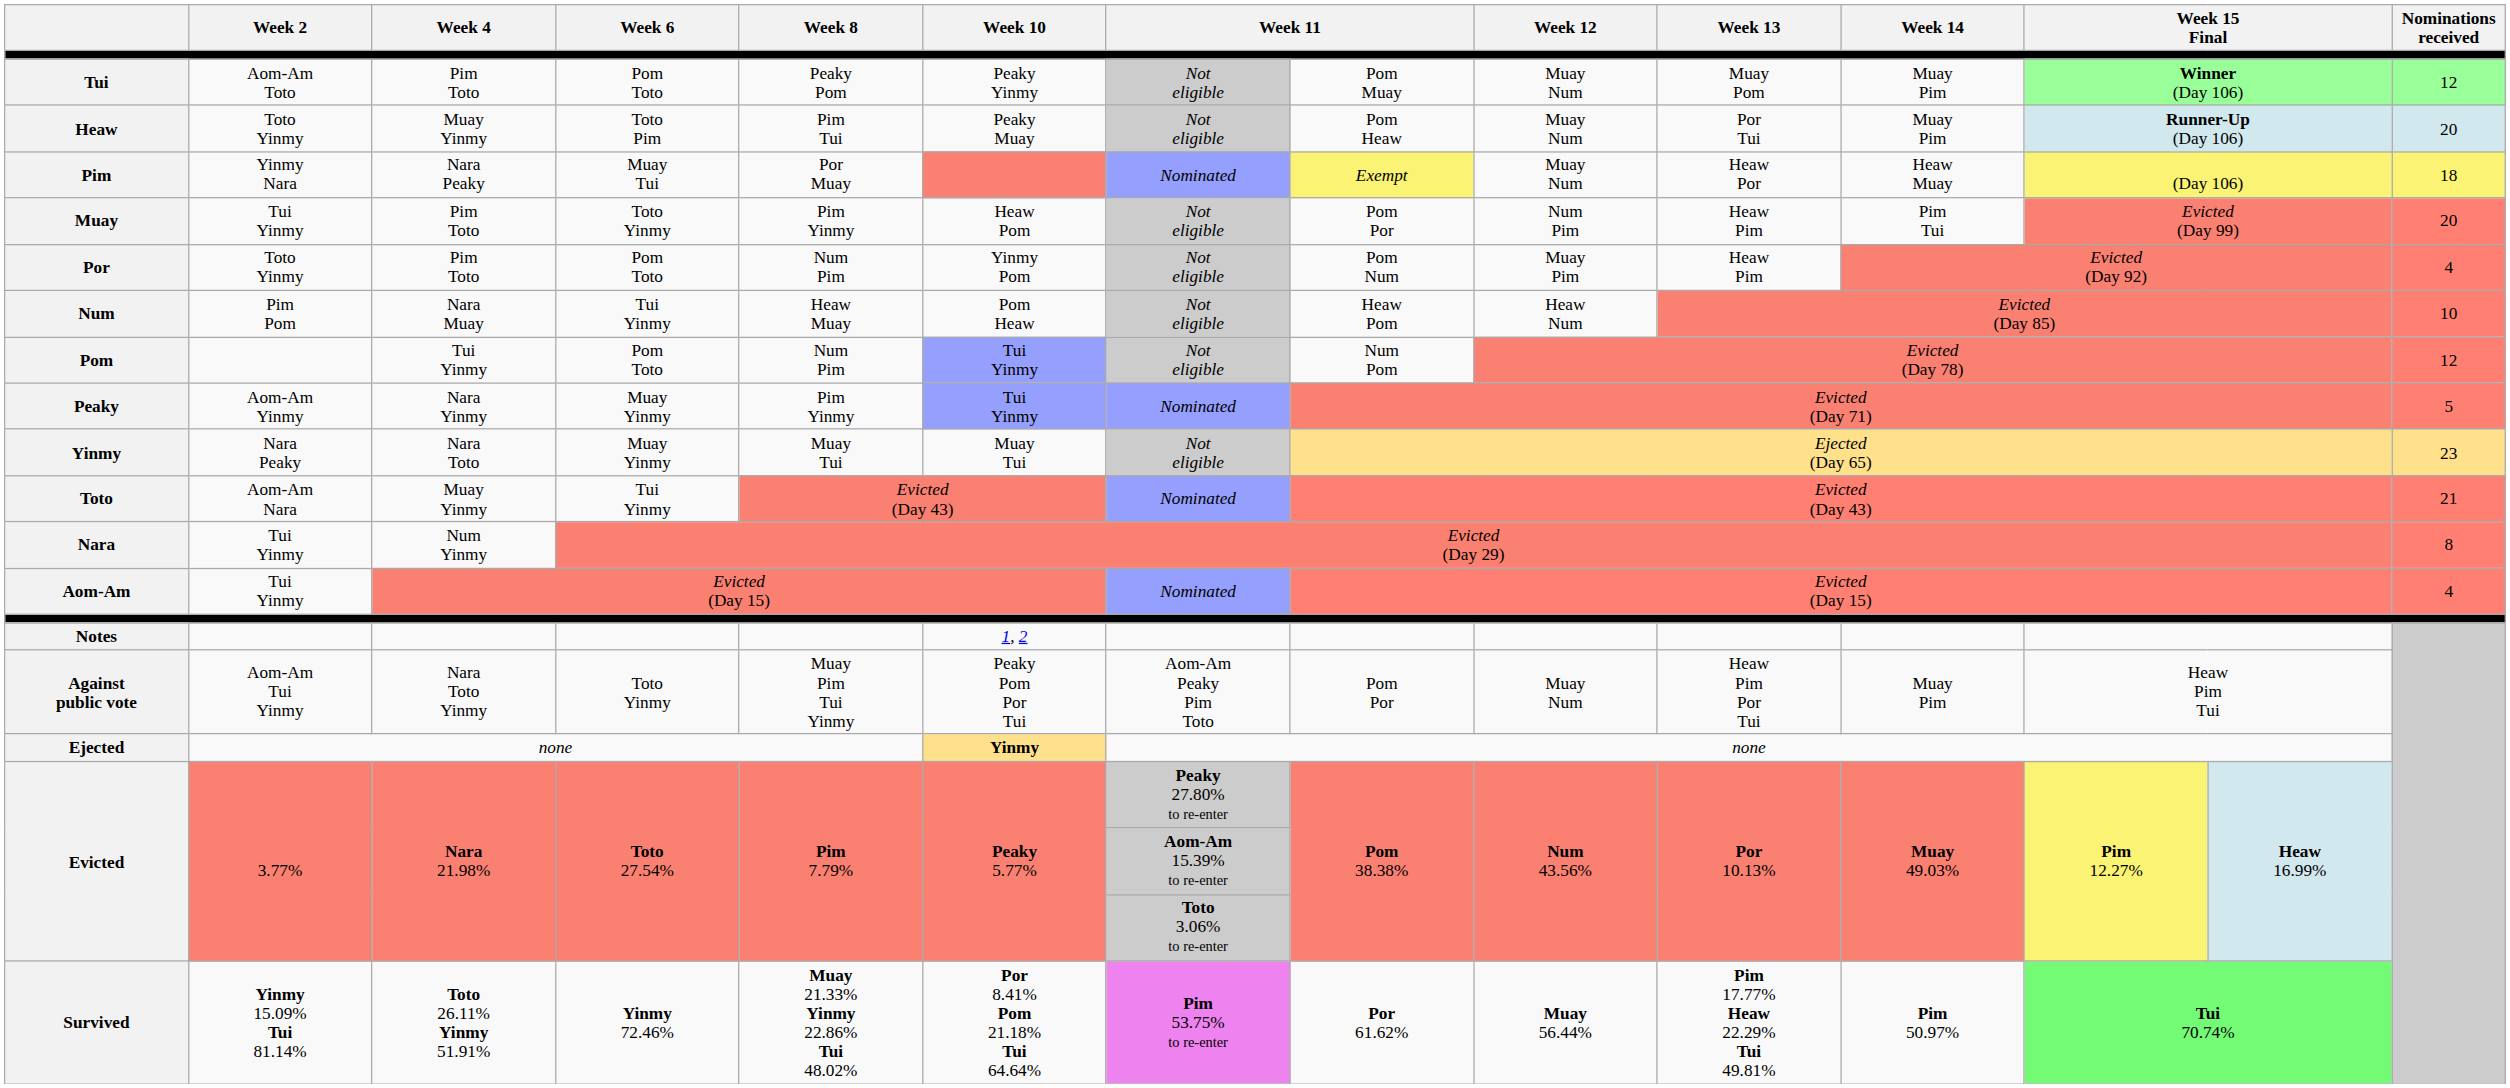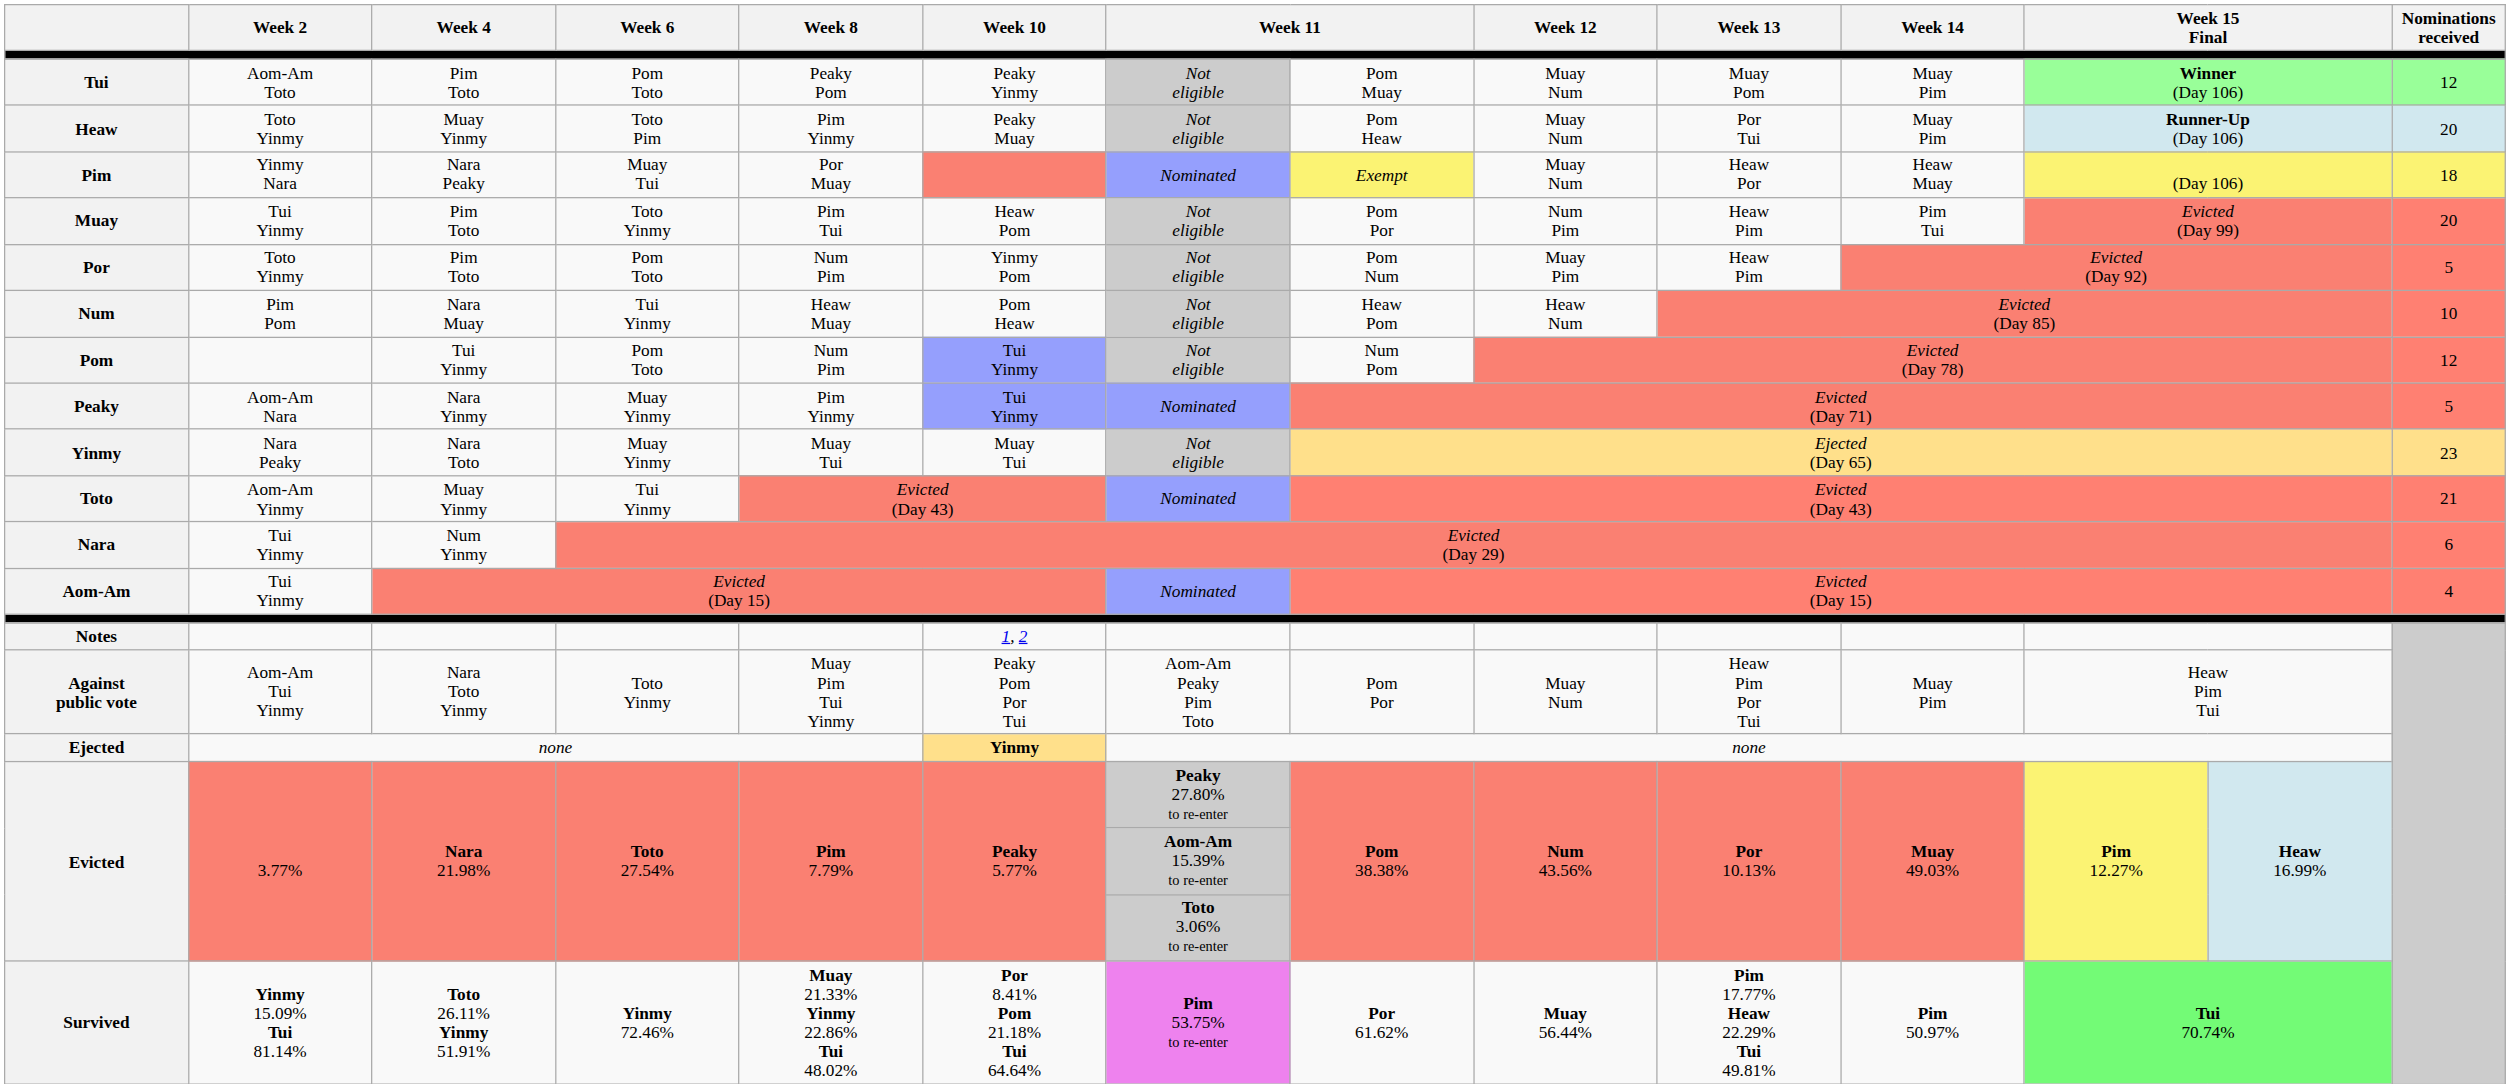(831, 128) Pim Tui -> (831, 128) Pim Yinmy
(831, 221) Pim Yinmy -> (831, 221) Pim Tui
(2449, 267) 4 -> (2449, 267) 5
(280, 406) Aom-Am Yinmy -> (280, 406) Aom-Am Nara
(280, 498) Aom-Am Nara -> (280, 498) Aom-Am Yinmy
(2449, 545) 8 -> (2449, 545) 6
